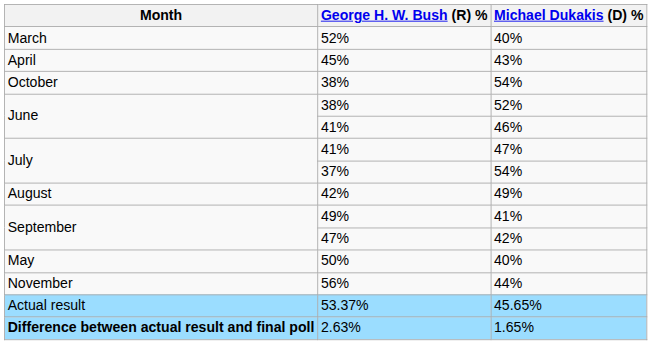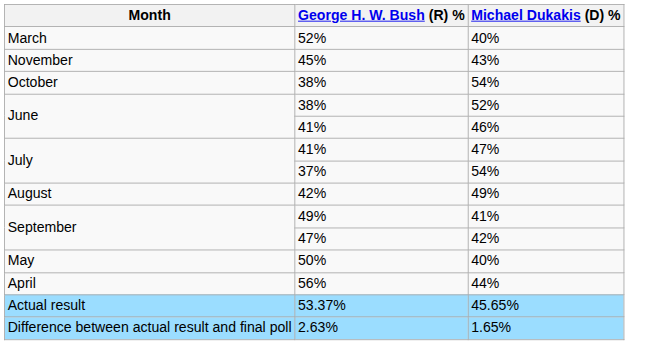(22, 60) April -> (40, 60) November
(40, 283) November -> (22, 283) April
(161, 328) bold -> (150, 328) normal
